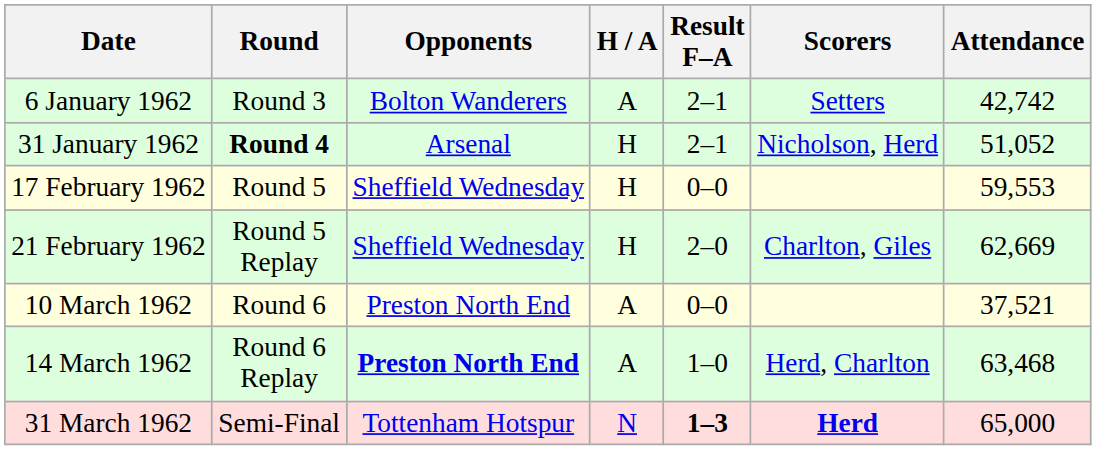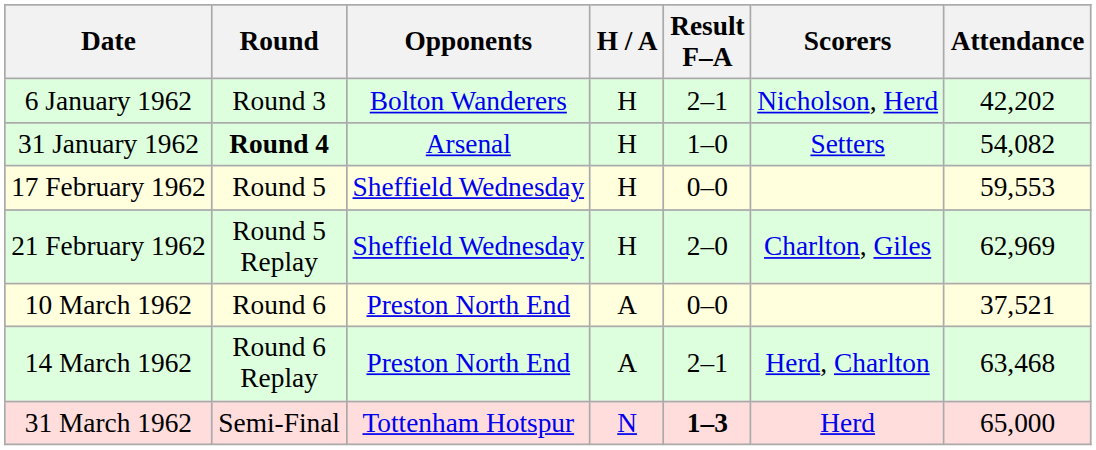(627, 100) A -> (627, 100) H
(848, 100) Setters -> (848, 100) Nicholson, Herd
(1018, 100) 42,742 -> (1018, 100) 42,202
(707, 143) 2–1 -> (707, 143) 1–0
(848, 143) Nicholson, Herd -> (848, 143) Setters
(1018, 143) 51,052 -> (1018, 143) 54,082
(1018, 245) 62,669 -> (1018, 245) 62,969
(468, 363) bold -> (468, 363) normal
(707, 363) 1–0 -> (707, 363) 2–1
(848, 422) bold -> (848, 422) normal
